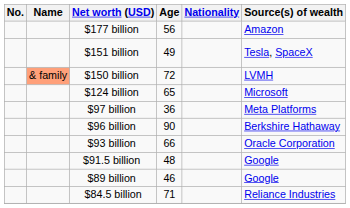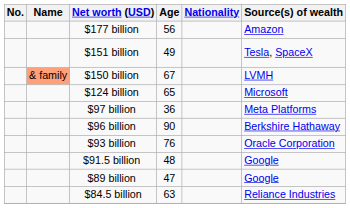(169, 76) 72 -> (169, 76) 67
(169, 144) 66 -> (169, 144) 76
(169, 178) 46 -> (169, 178) 47
(169, 195) 71 -> (169, 195) 63
